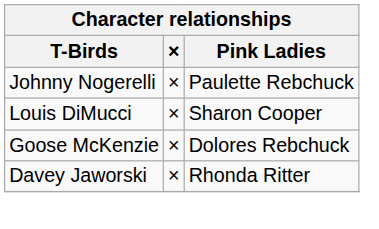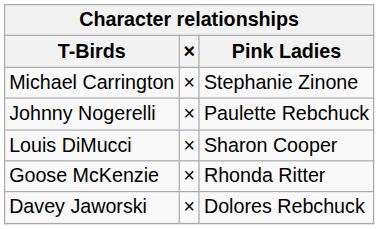+ row: (92, 82)
(269, 144) Dolores Rebchuck -> (265, 176) Rhonda Ritter
(249, 176) Rhonda Ritter -> (284, 207) Dolores Rebchuck
